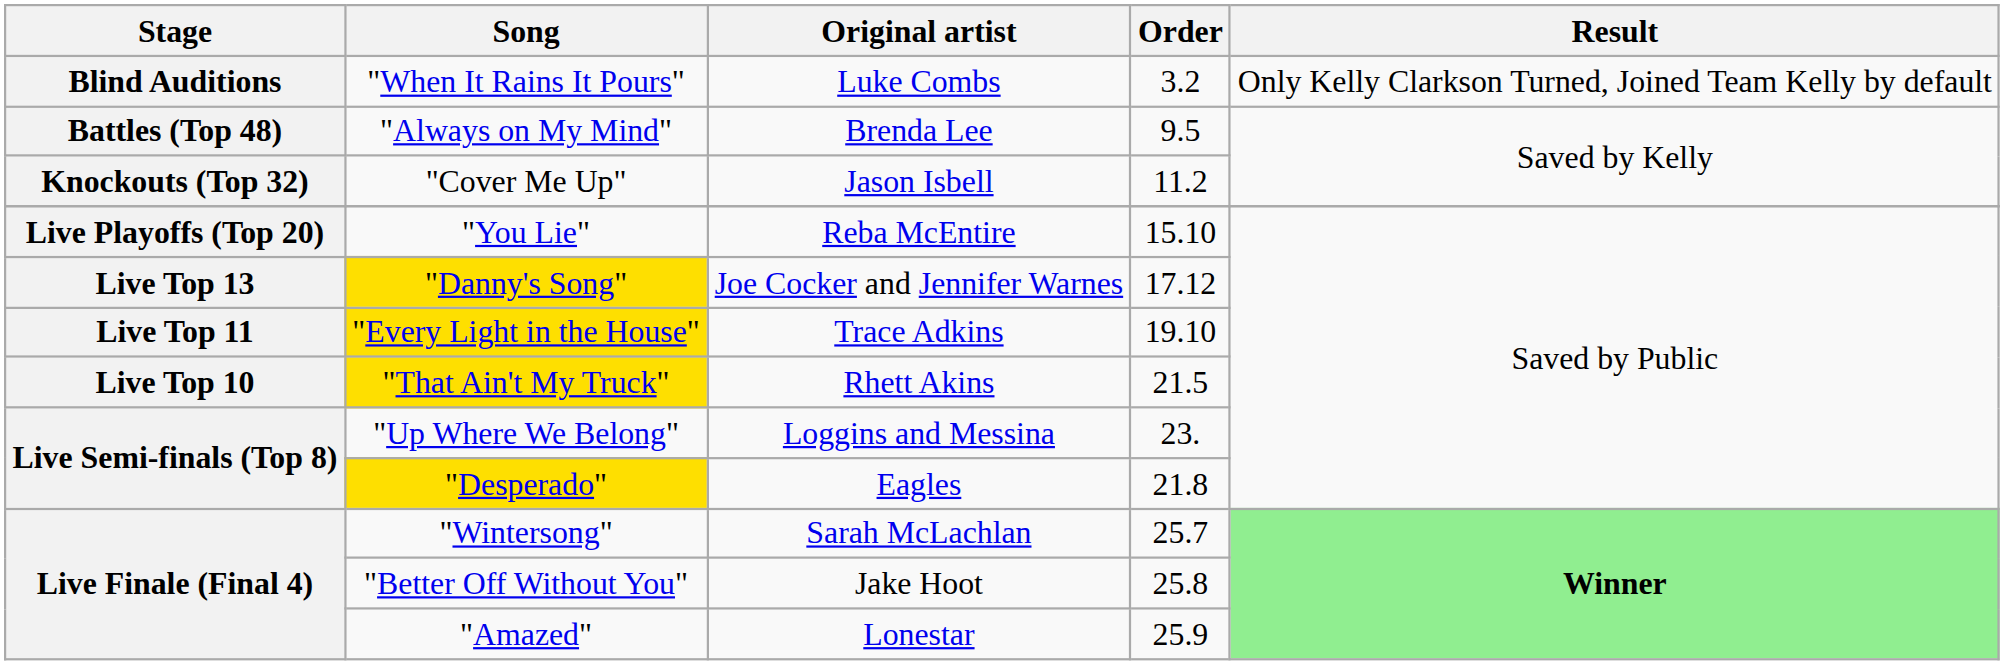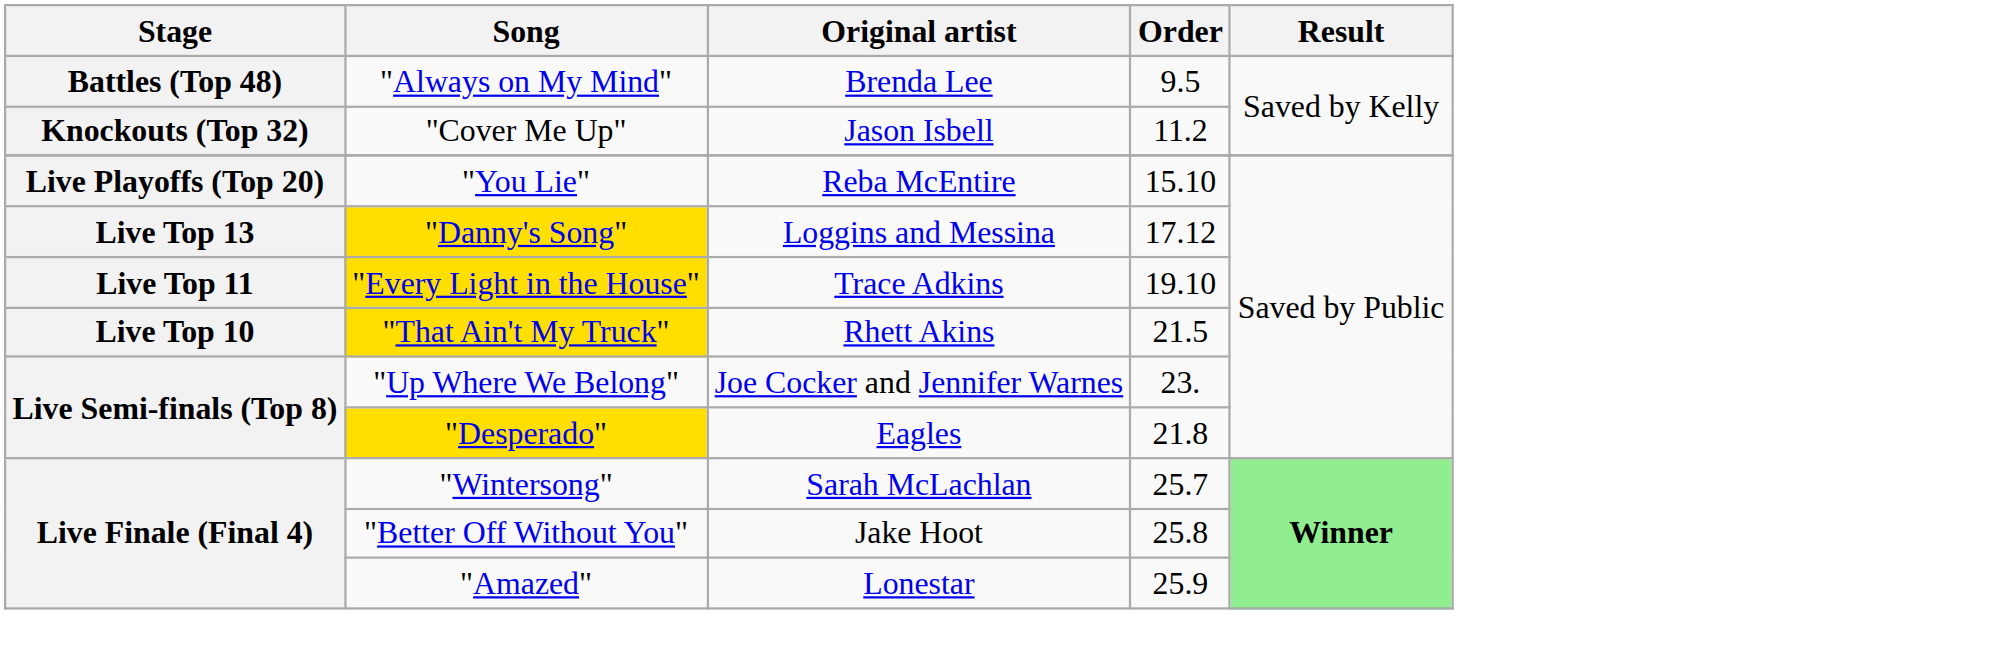- row: (526, 81)
(919, 282) Joe Cocker and Jennifer Warnes -> (919, 232) Loggins and Messina
(919, 433) Loggins and Messina -> (919, 383) Joe Cocker and Jennifer Warnes
